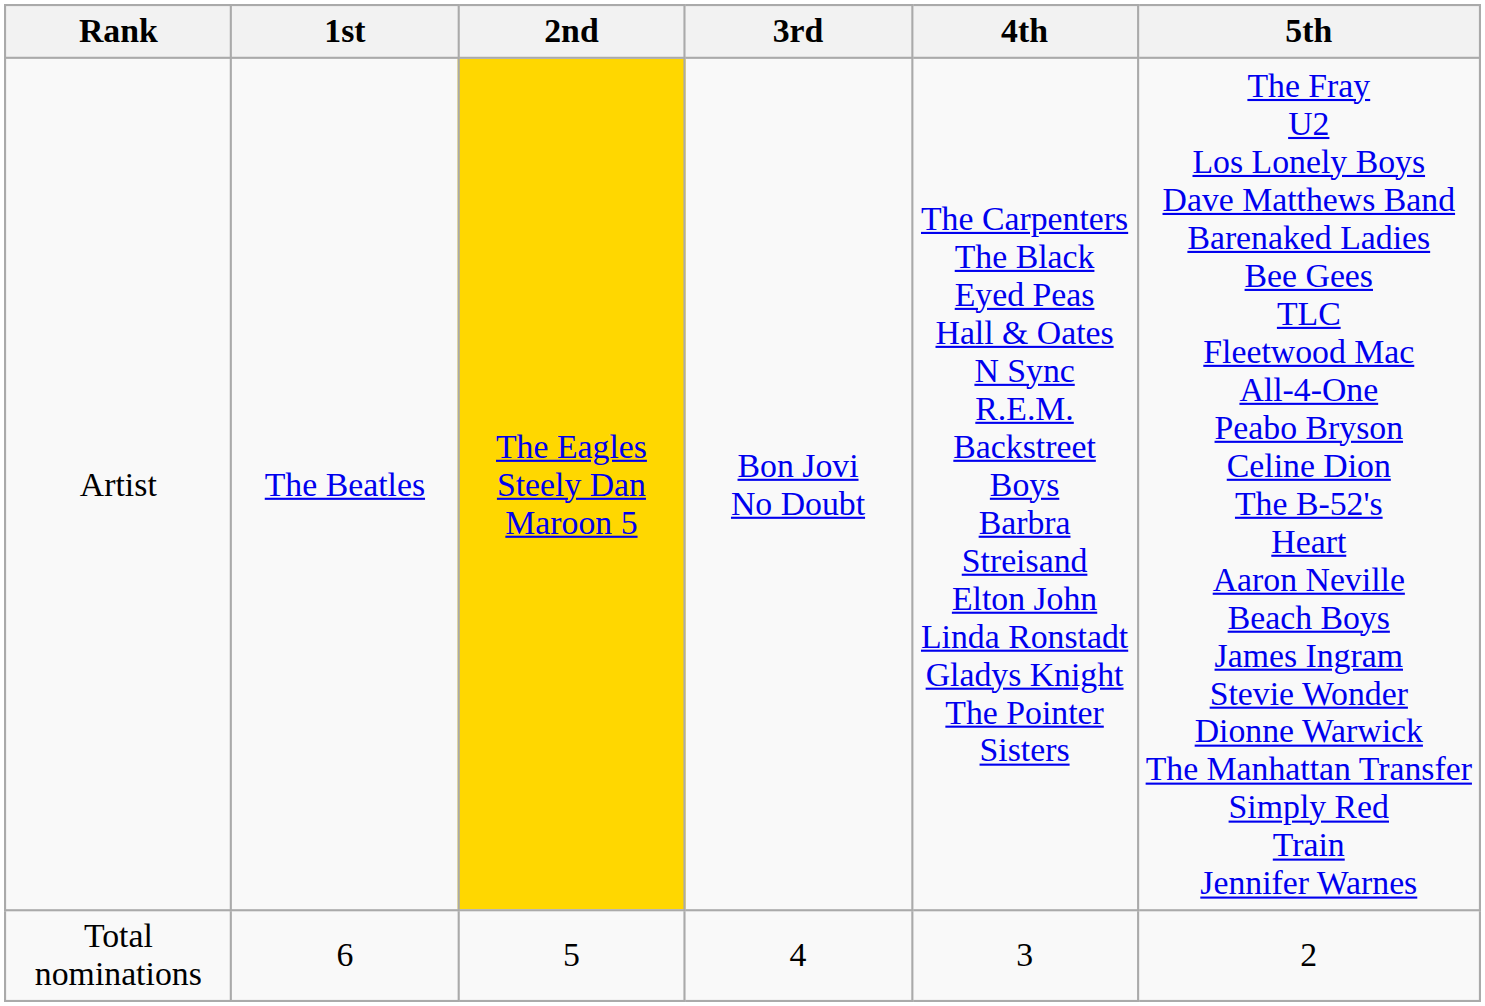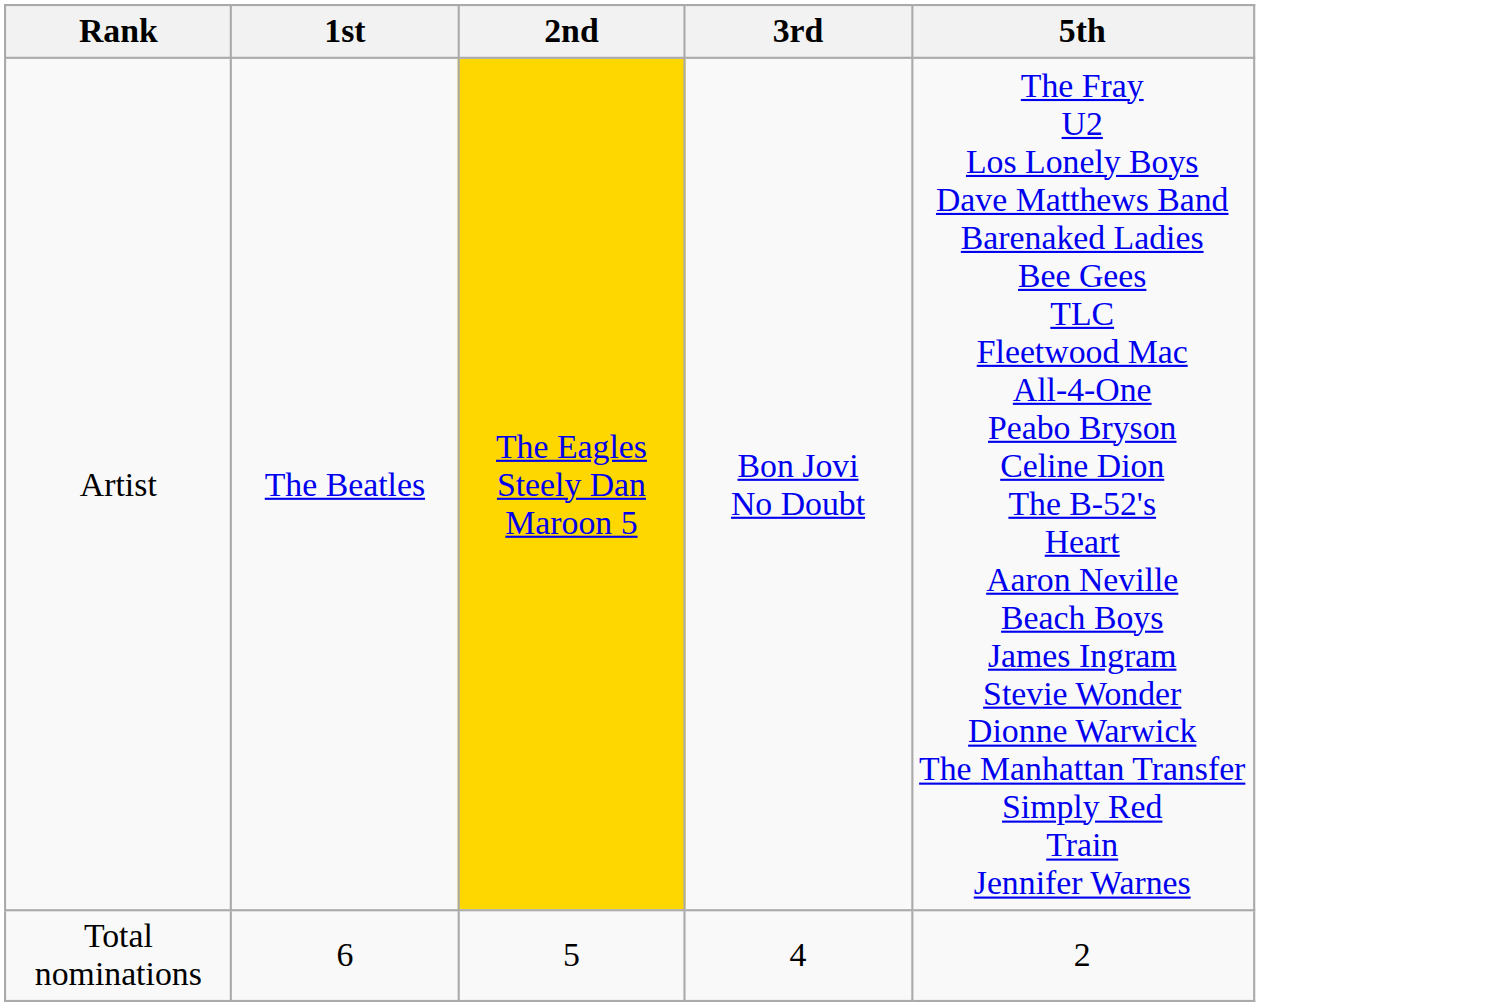- column: (1025, 31)
